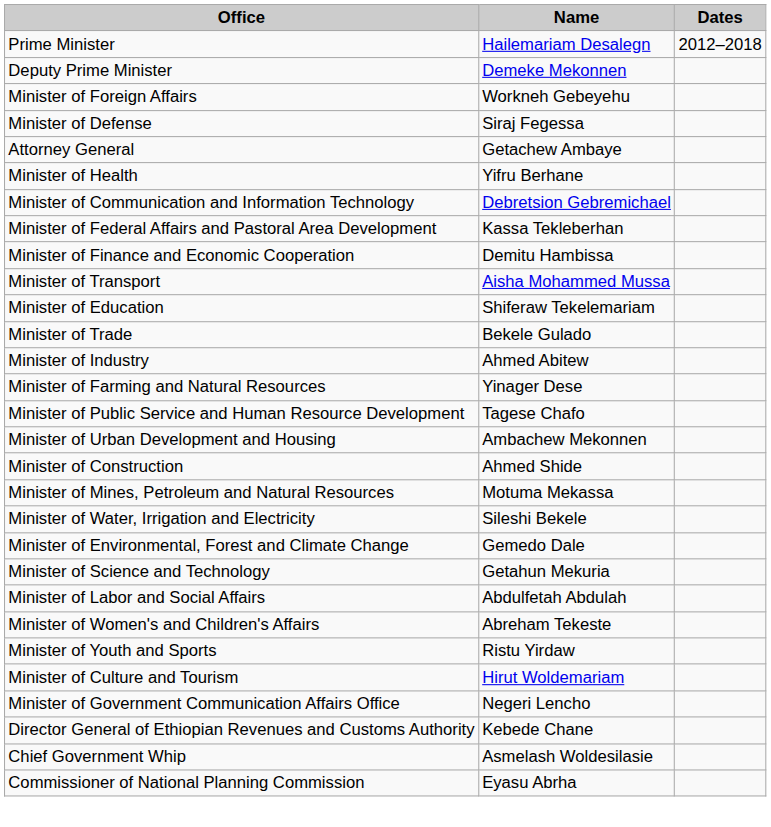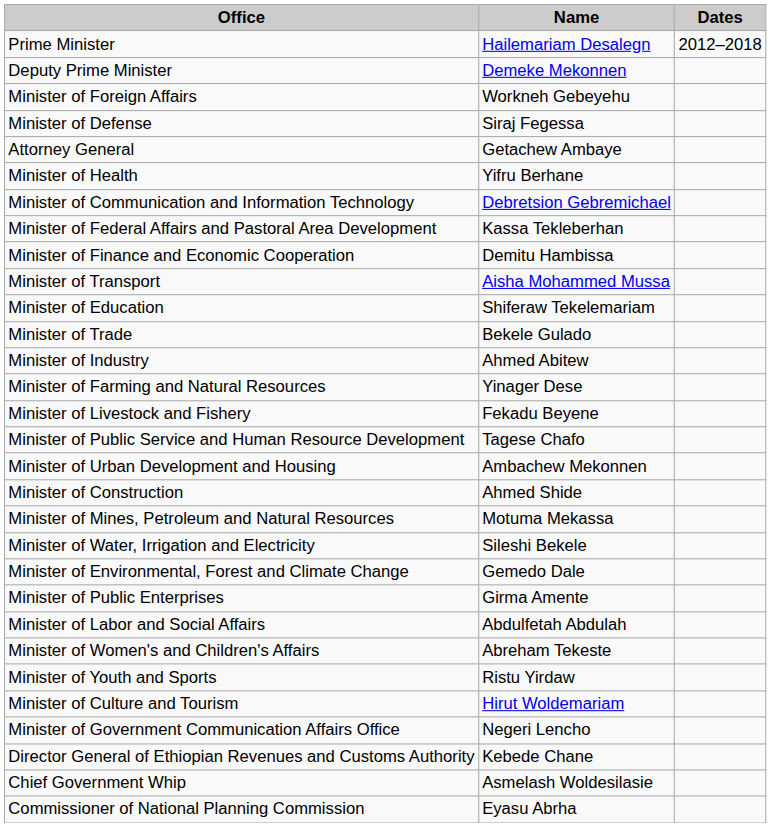+ row: (130, 413)
- row: (139, 571)
+ row: (116, 598)
